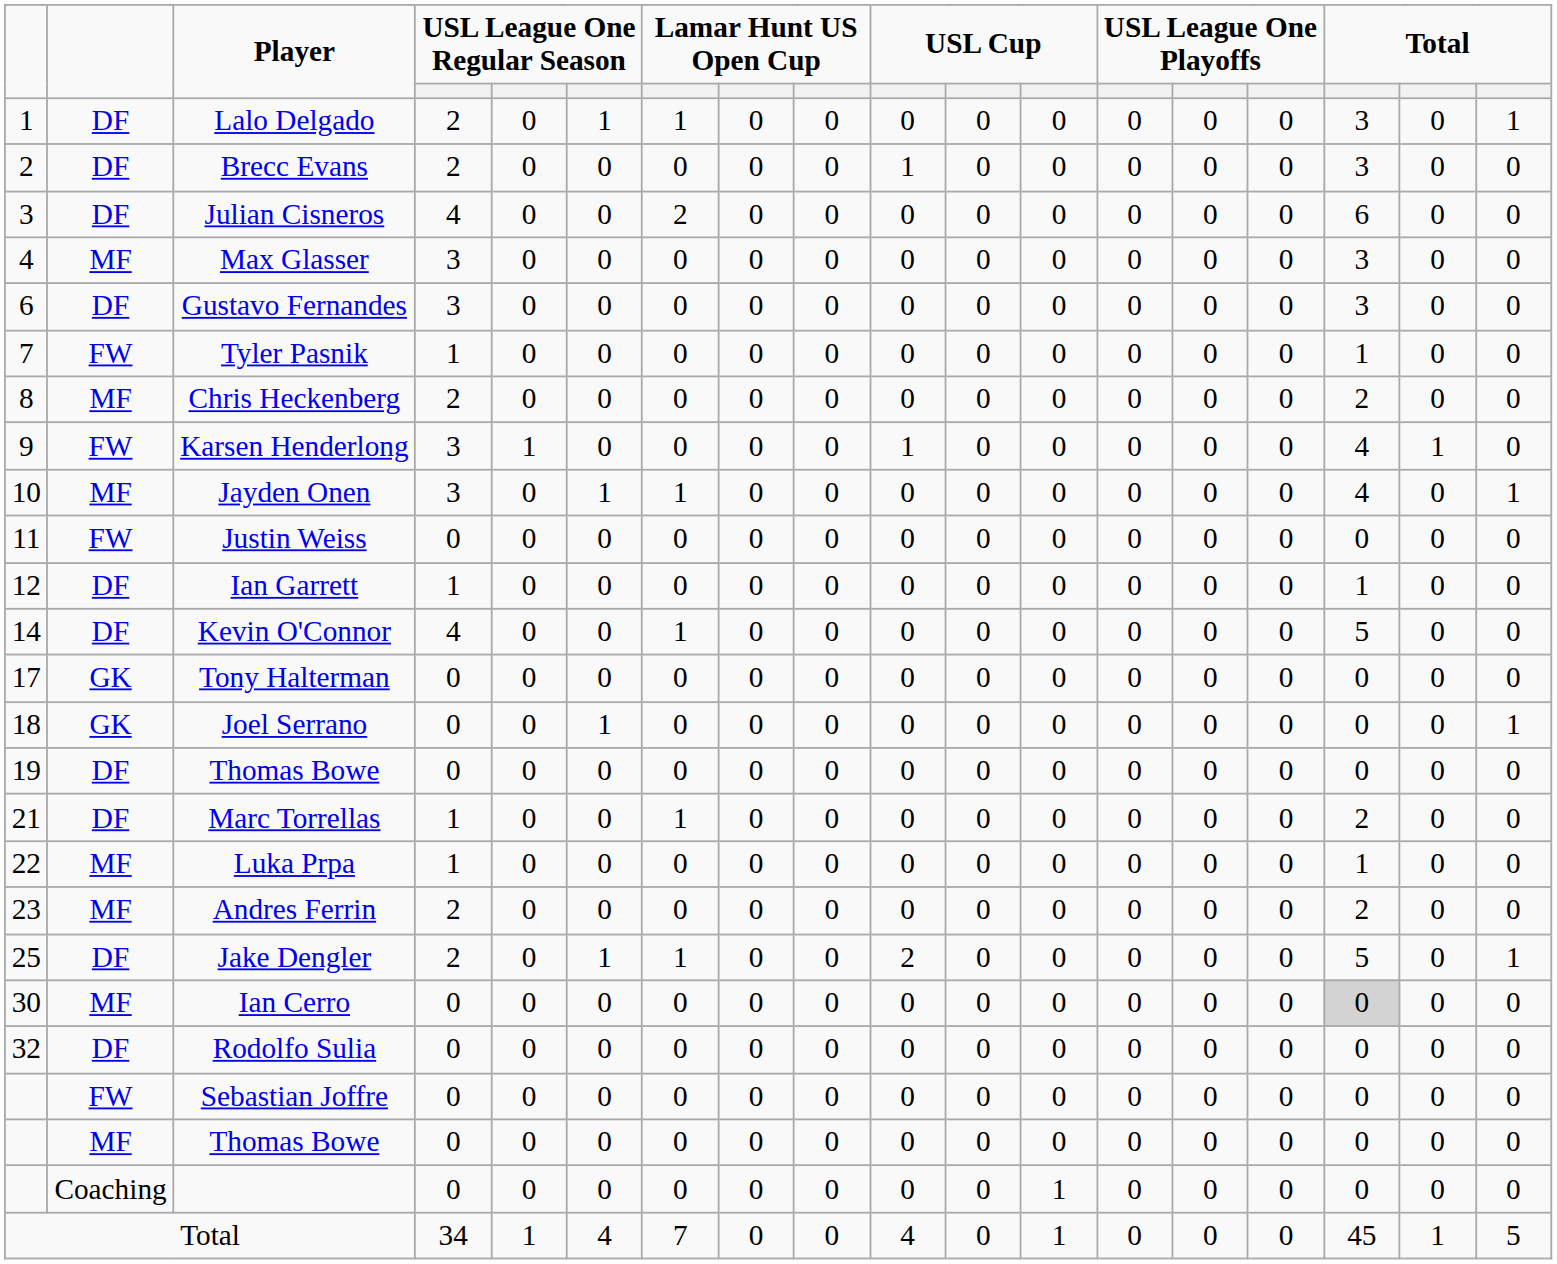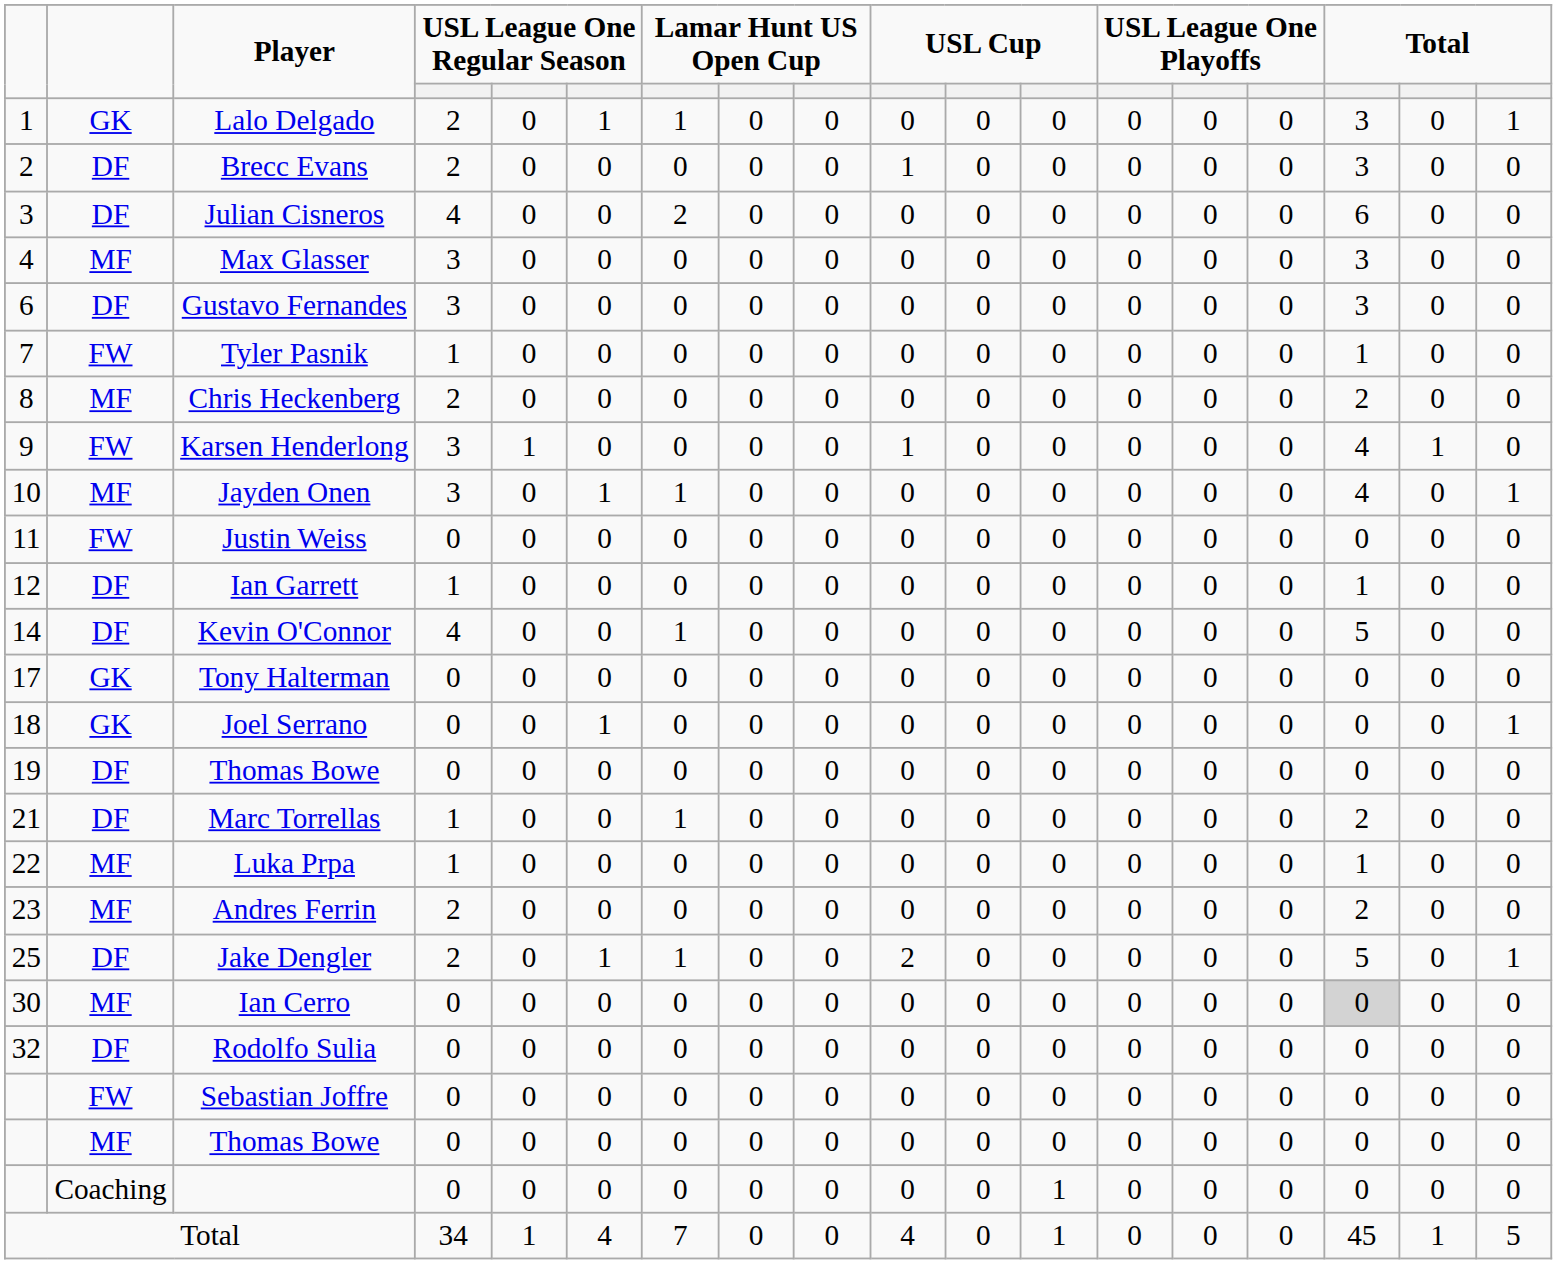(111, 120) DF -> (111, 120) GK
